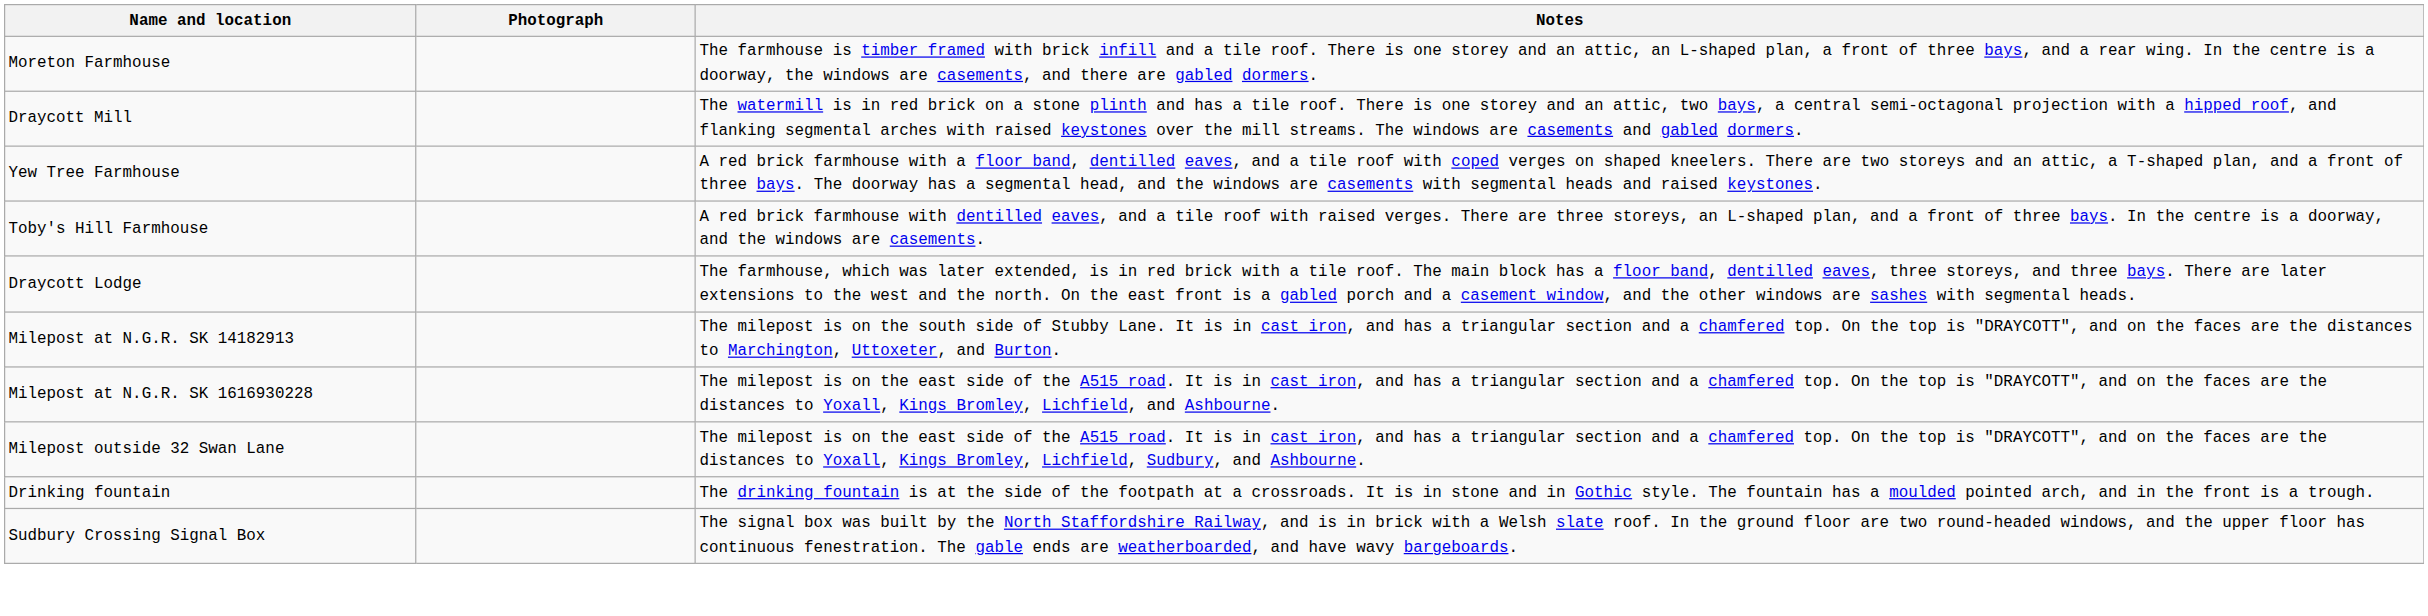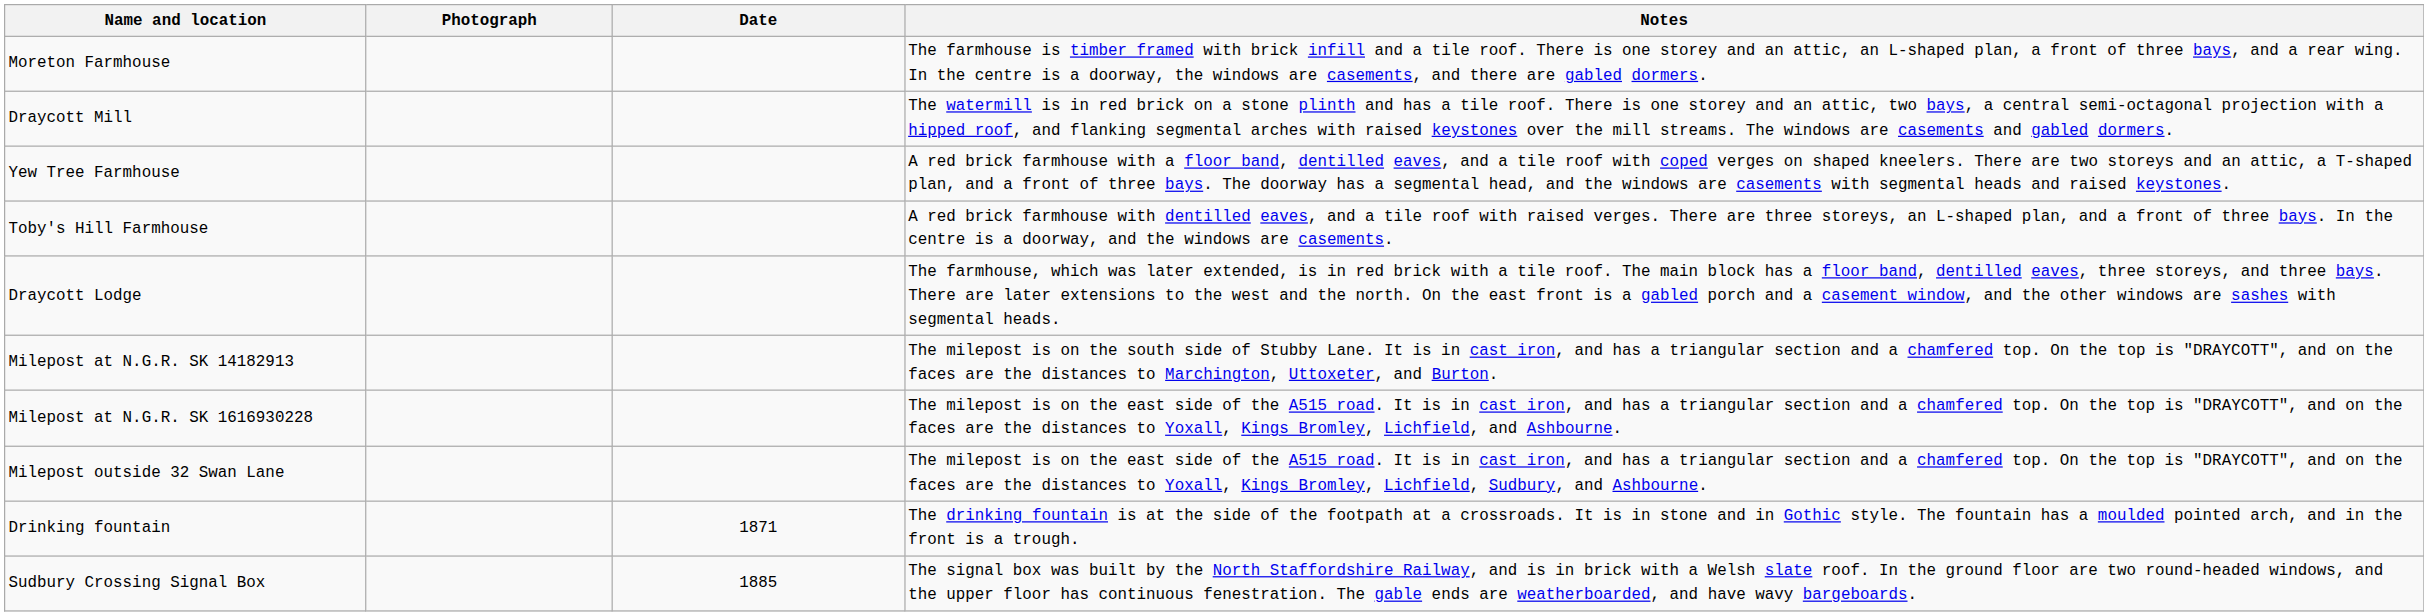+ column: (758, 20)
